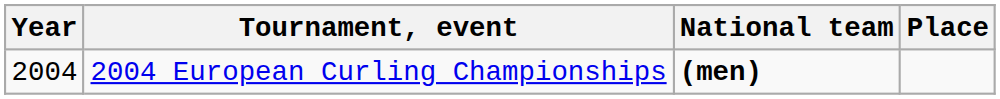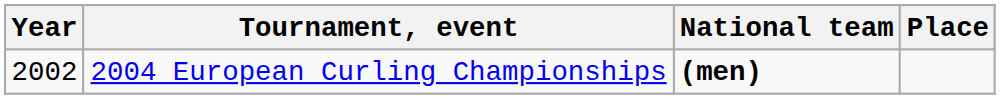(45, 72) 2004 -> (45, 72) 2002
